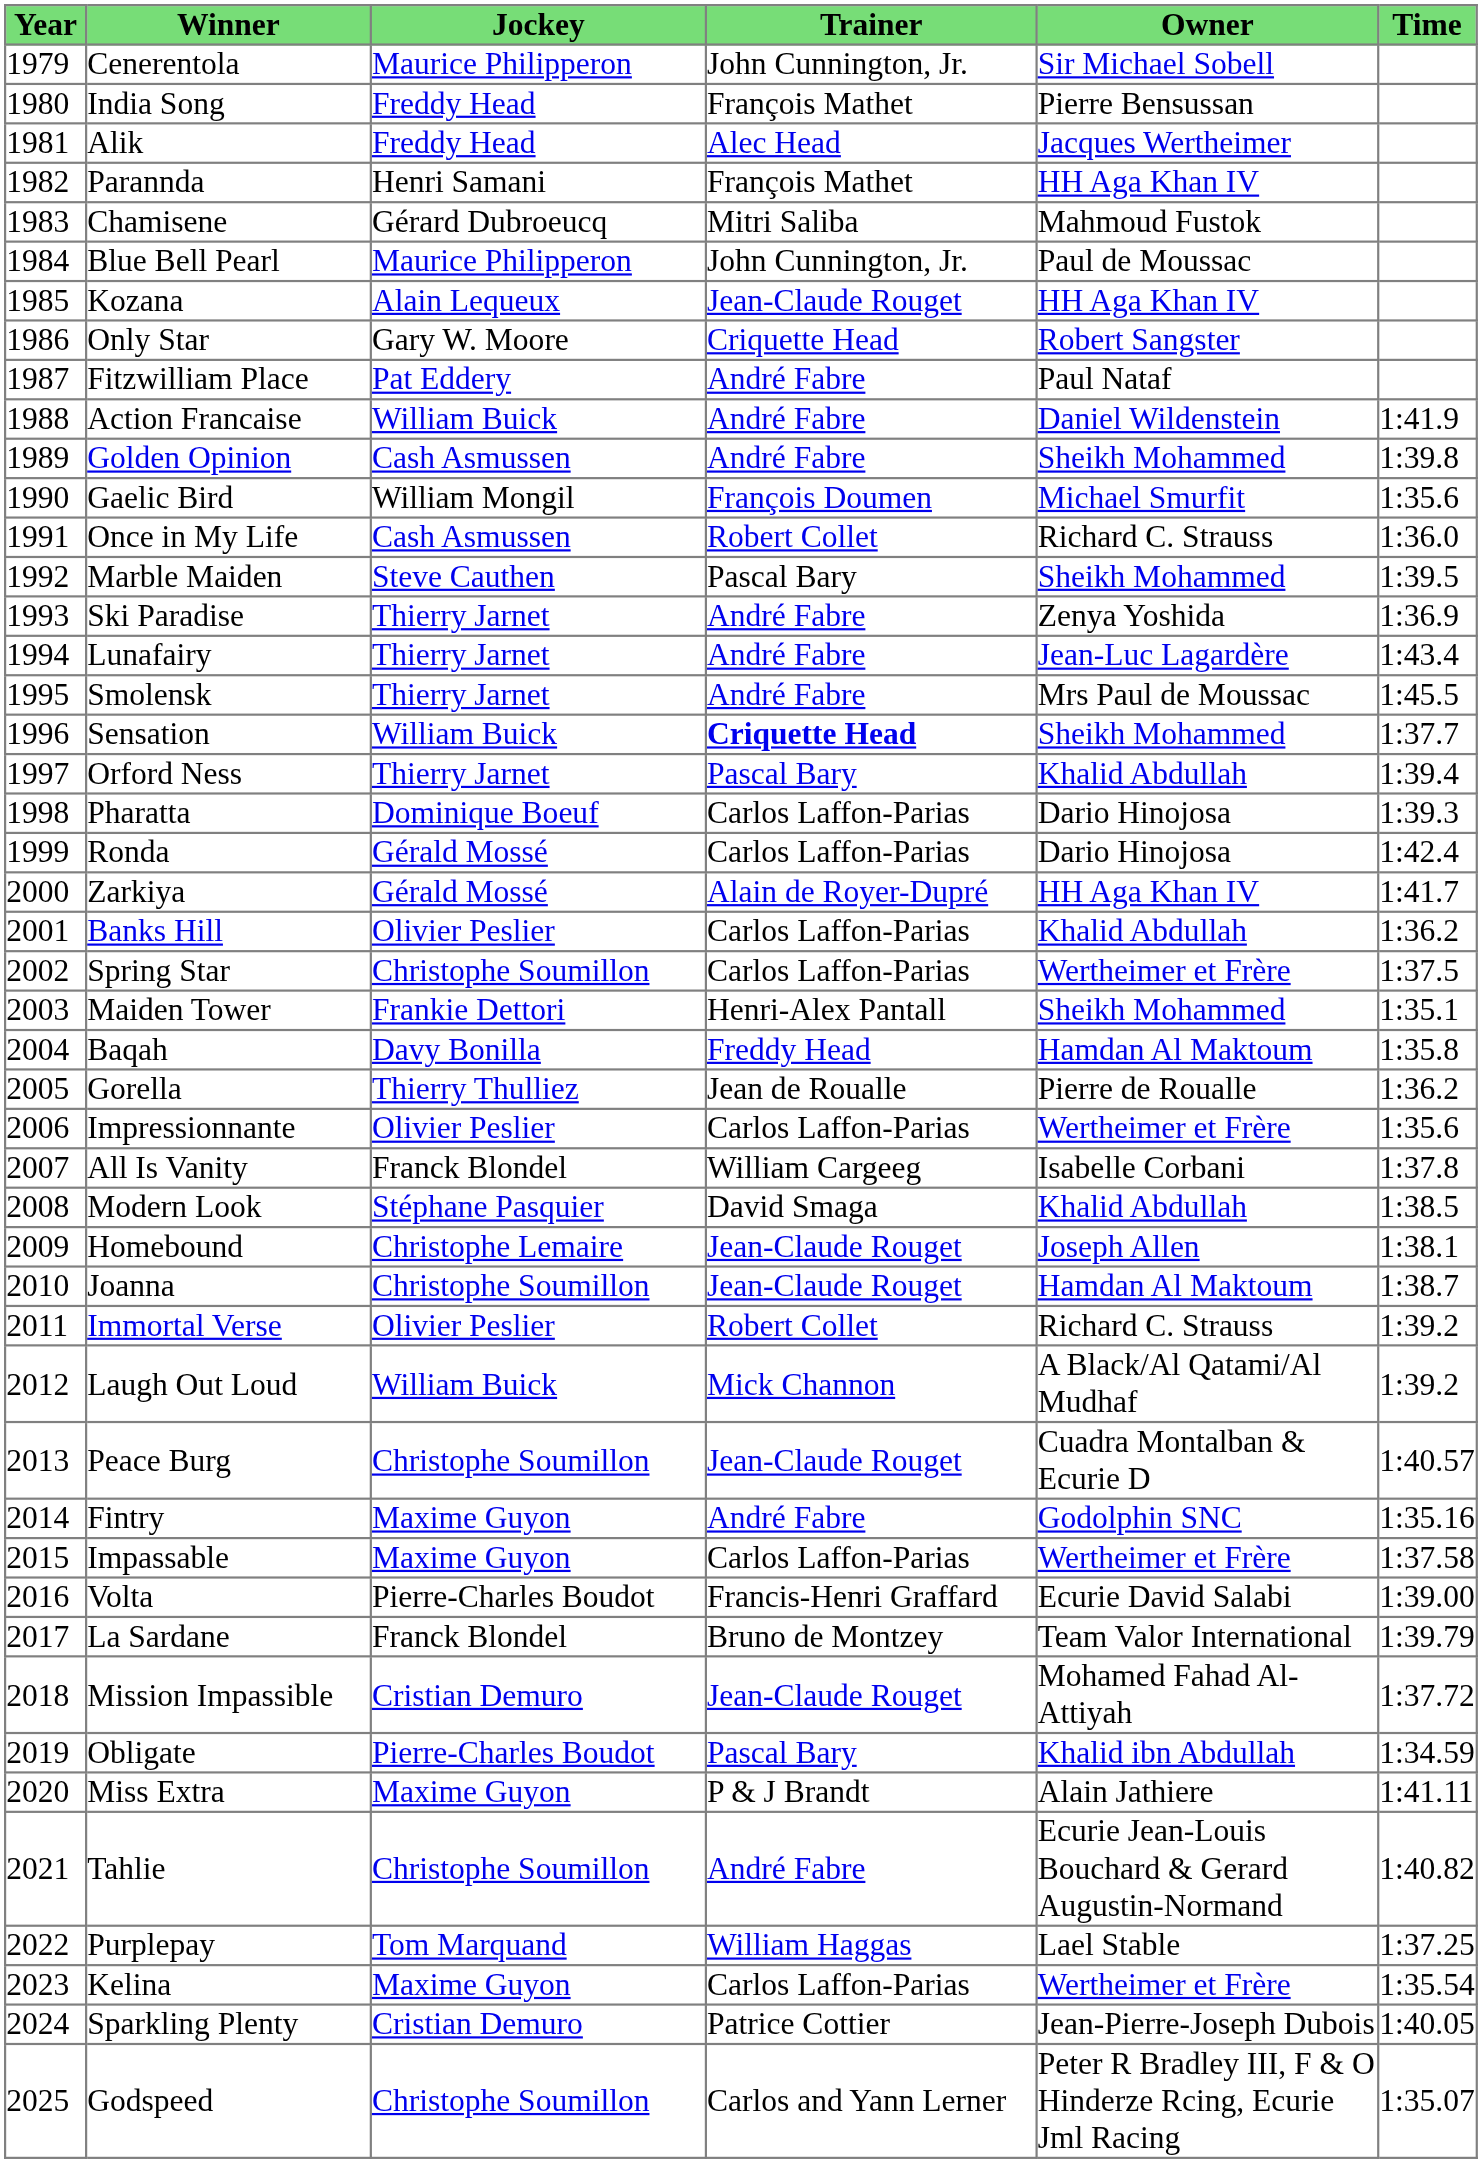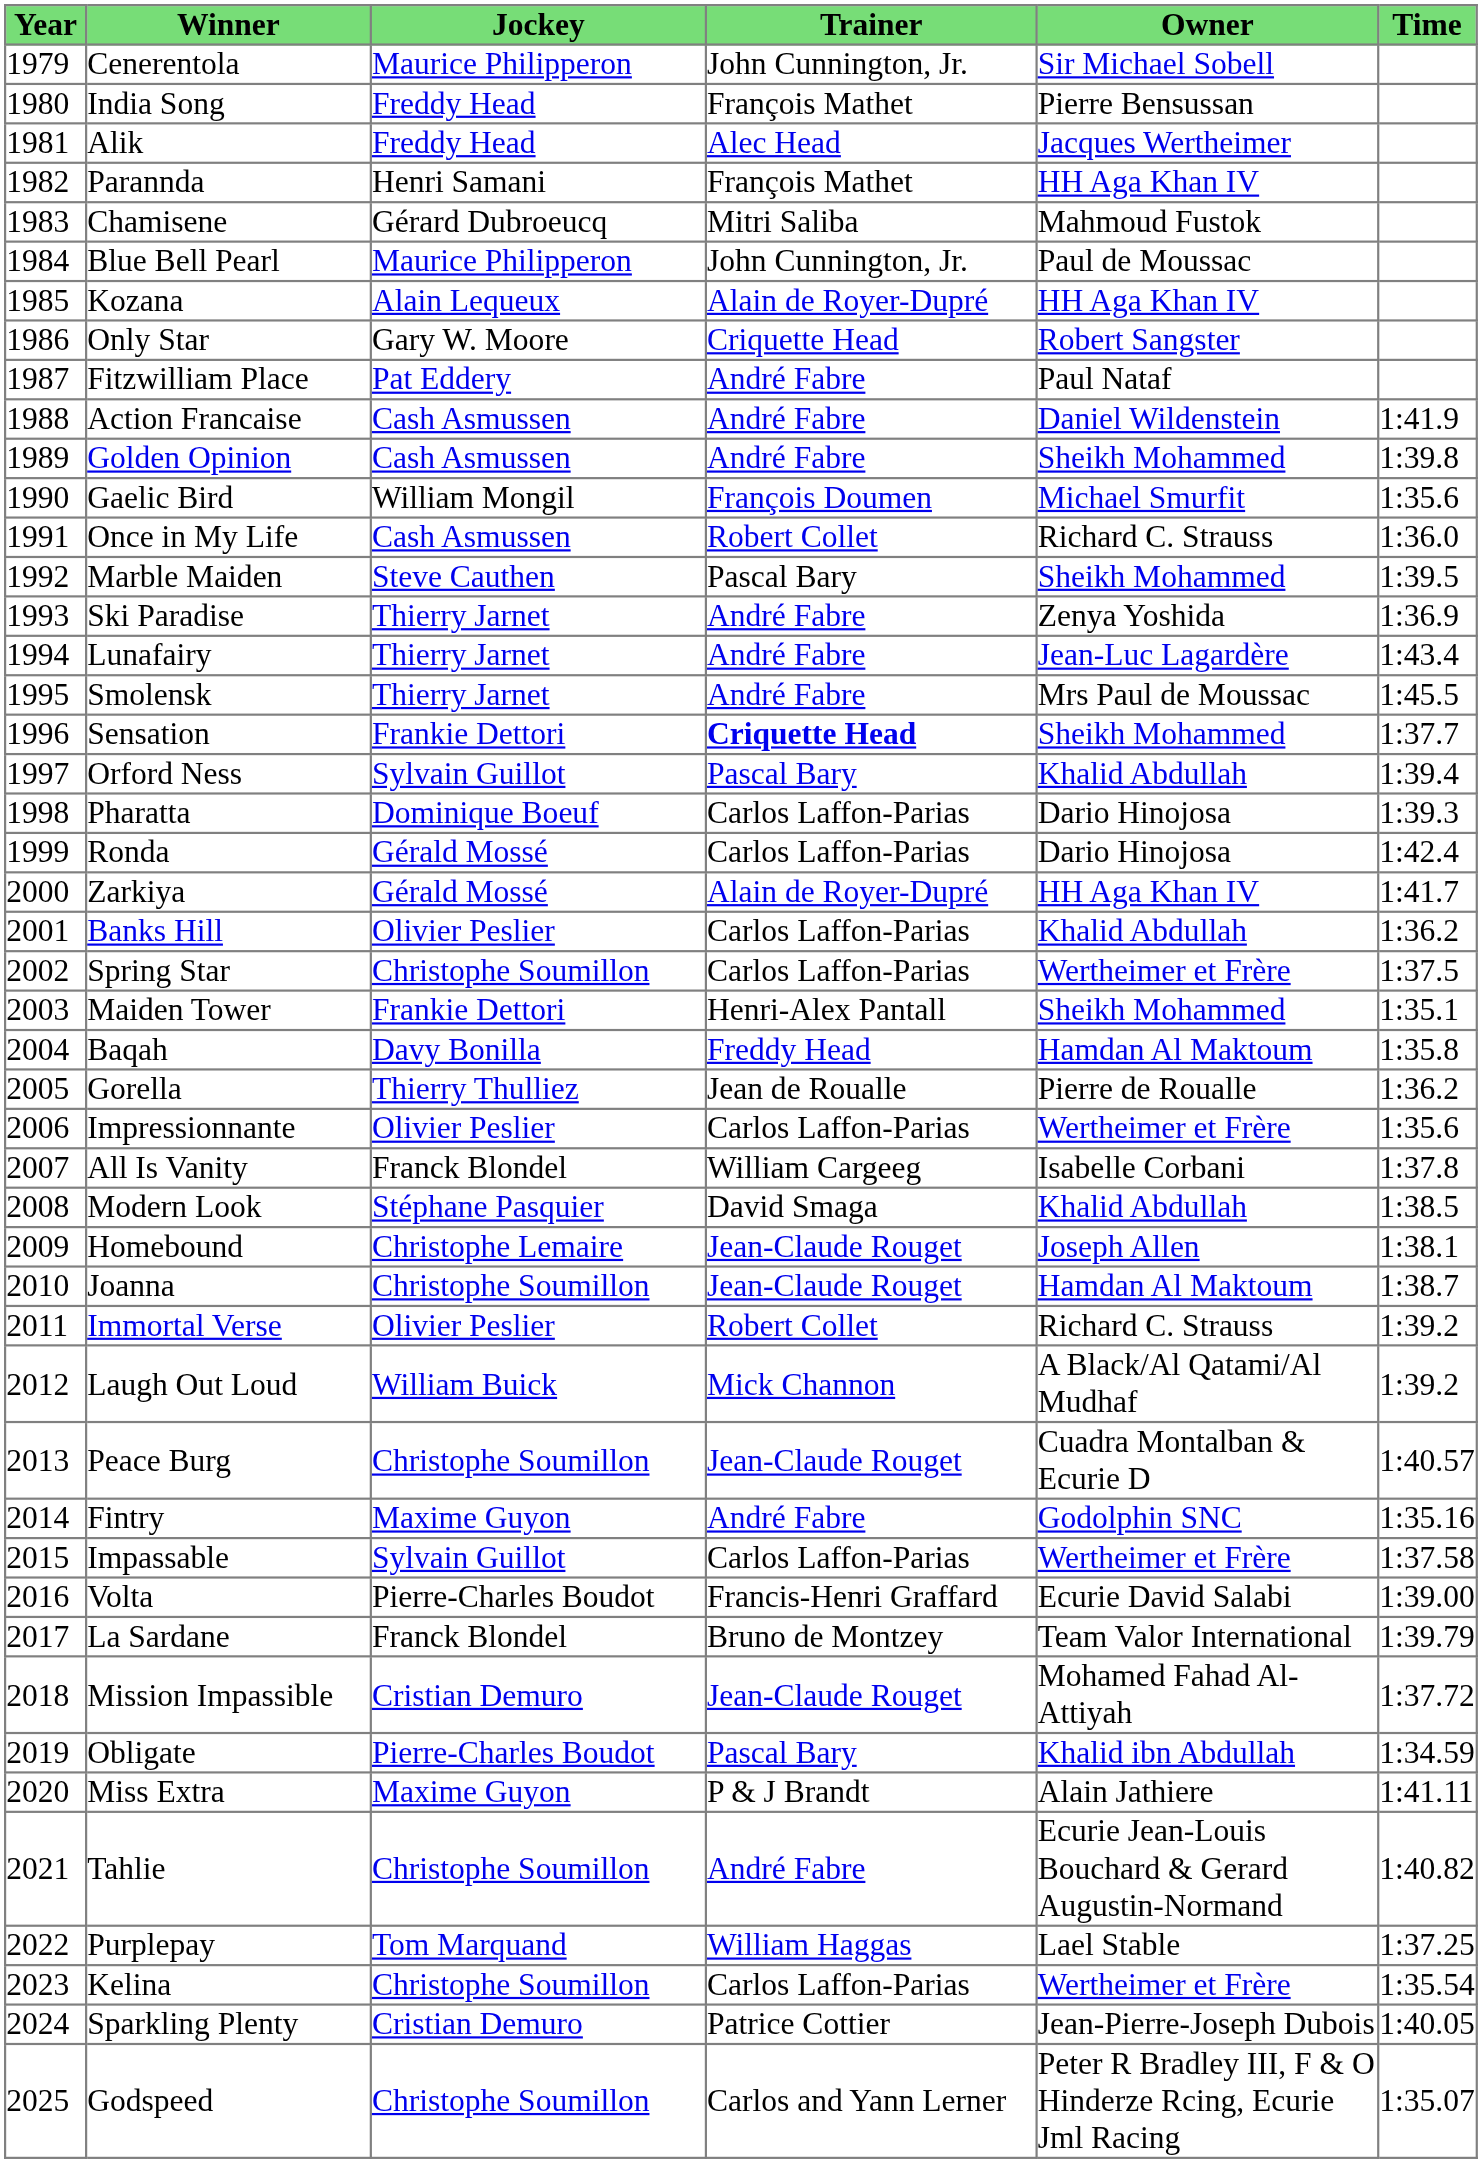(834, 300) Jean-Claude Rouget -> (848, 300) Alain de Royer-Dupré
(465, 418) William Buick -> (471, 418) Cash Asmussen
(465, 733) William Buick -> (469, 733) Frankie Dettori
(461, 773) Thierry Jarnet -> (469, 773) Sylvain Guillot
(471, 1557) Maxime Guyon -> (469, 1557) Sylvain Guillot
(471, 1984) Maxime Guyon -> (511, 1984) Christophe Soumillon
